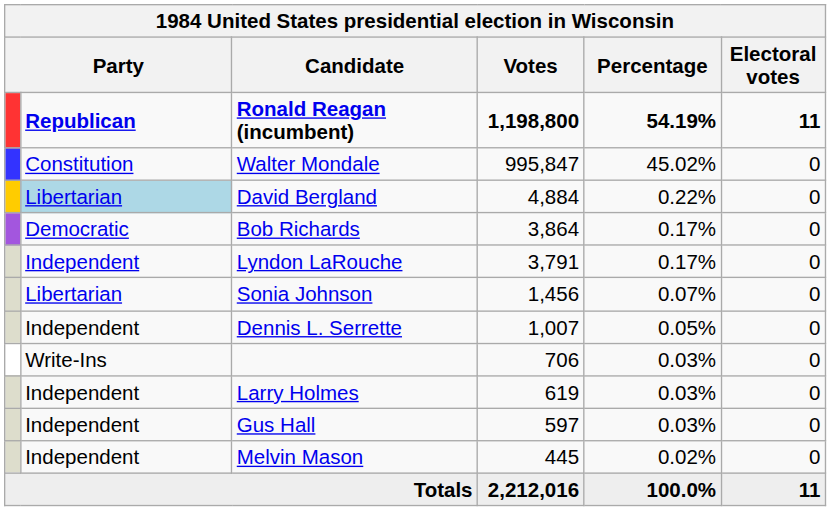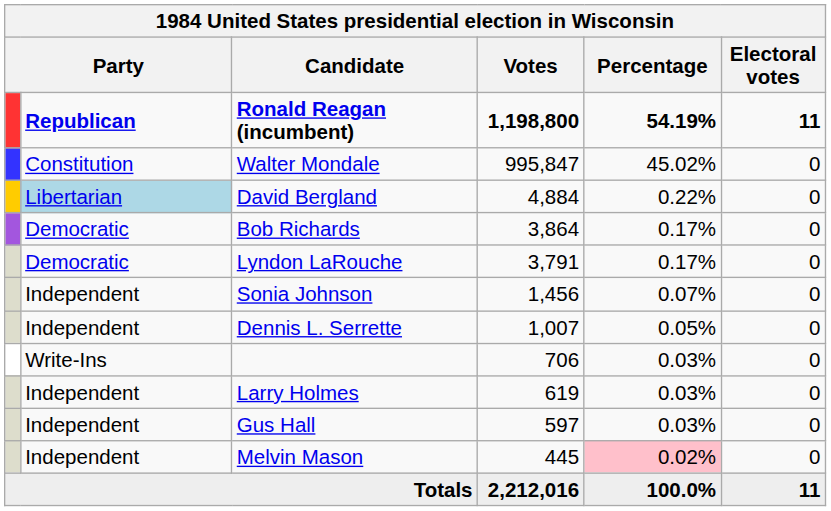(82, 262) Independent -> (77, 262) Democratic
(74, 294) Libertarian -> (82, 294) Independent
(687, 457) no background -> (687, 457) pink background
